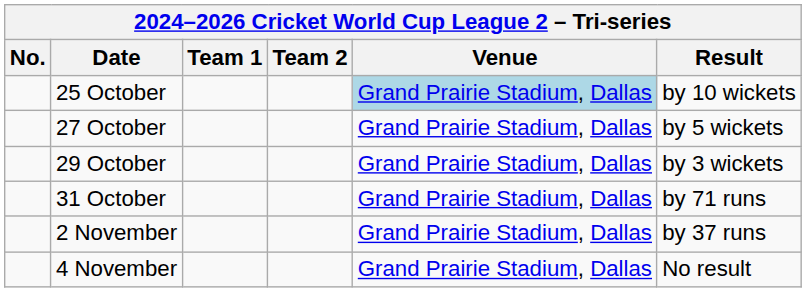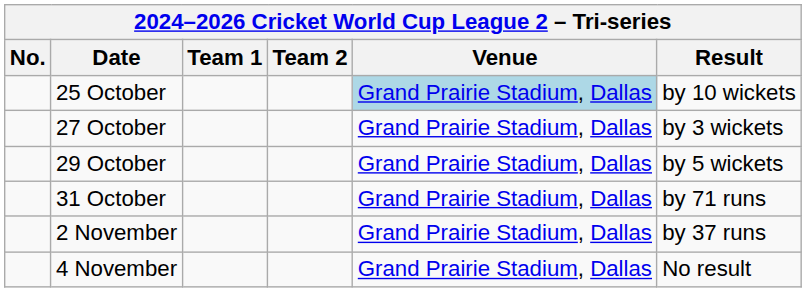(723, 127) by 5 wickets -> (723, 127) by 3 wickets
(723, 163) by 3 wickets -> (723, 163) by 5 wickets
